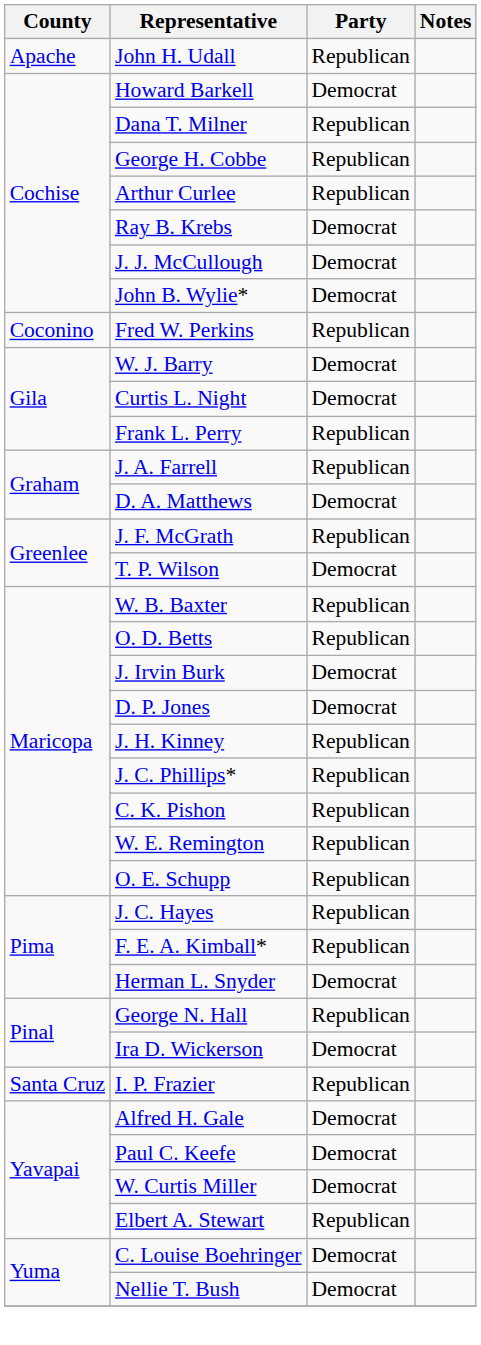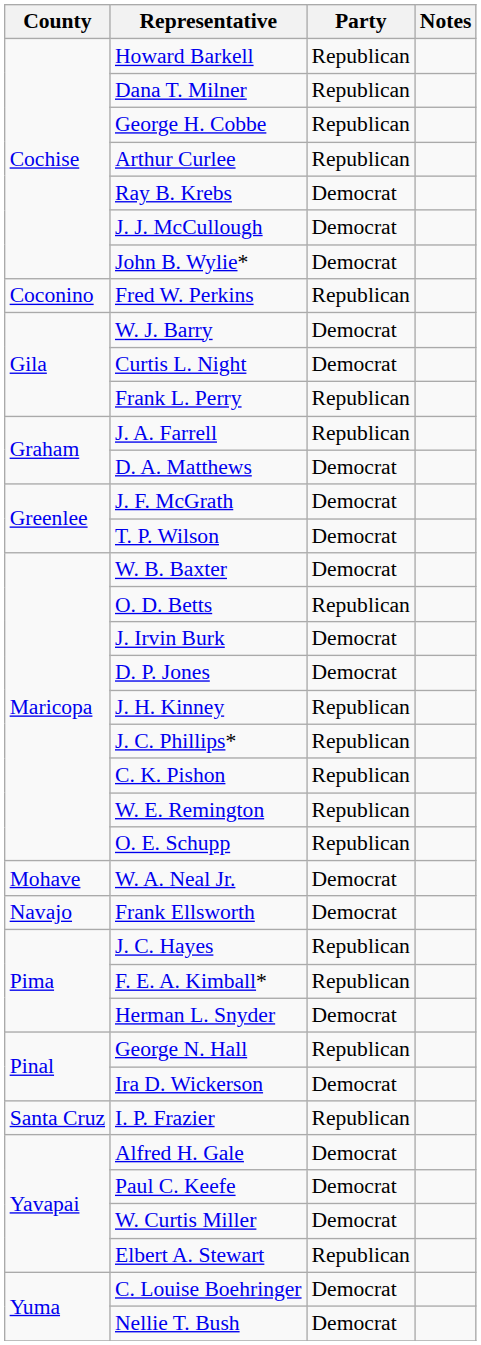- row: (175, 55)
(354, 90) Democrat -> (361, 55) Republican
(361, 535) Republican -> (354, 501) Democrat
(361, 603) Republican -> (354, 569) Democrat
+ row: (175, 878)
+ row: (185, 912)
